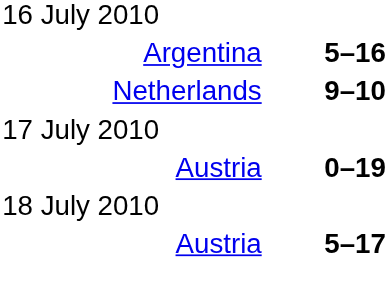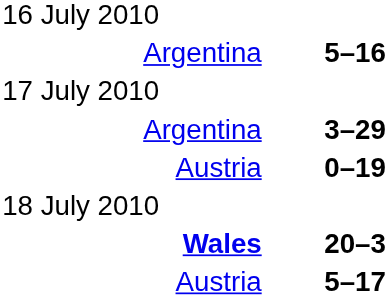- row: (187, 91)
+ row: (202, 129)
+ row: (222, 243)
